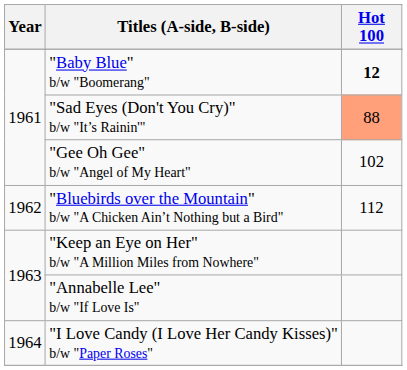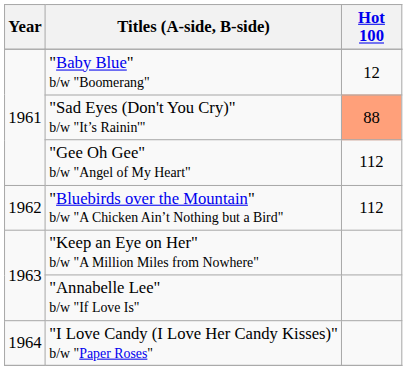(372, 72) bold -> (372, 72) normal
(372, 162) 102 -> (372, 162) 112
